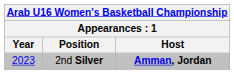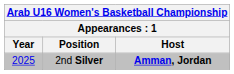(23, 61) 2023 -> (23, 61) 2025
